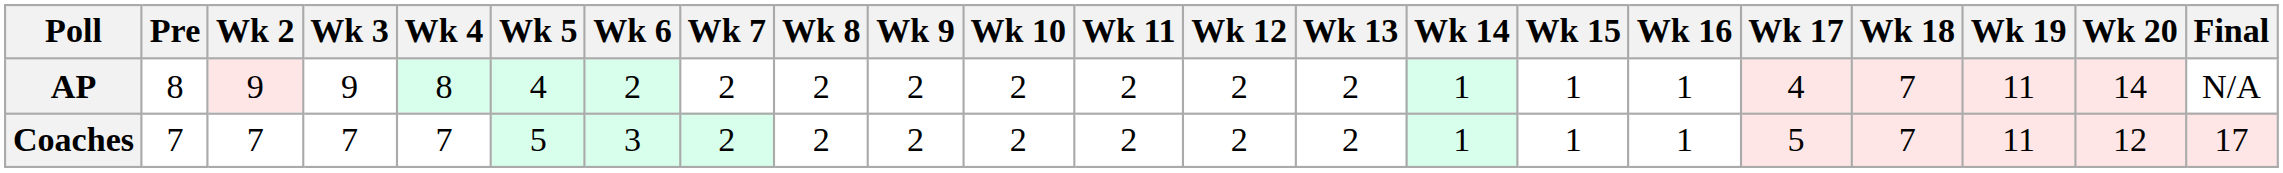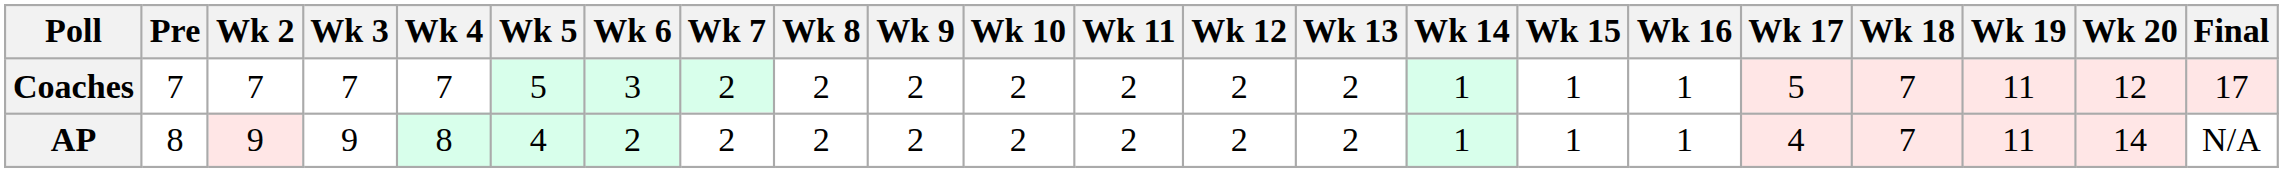rows swapped: (74, 85) <-> (74, 139)
